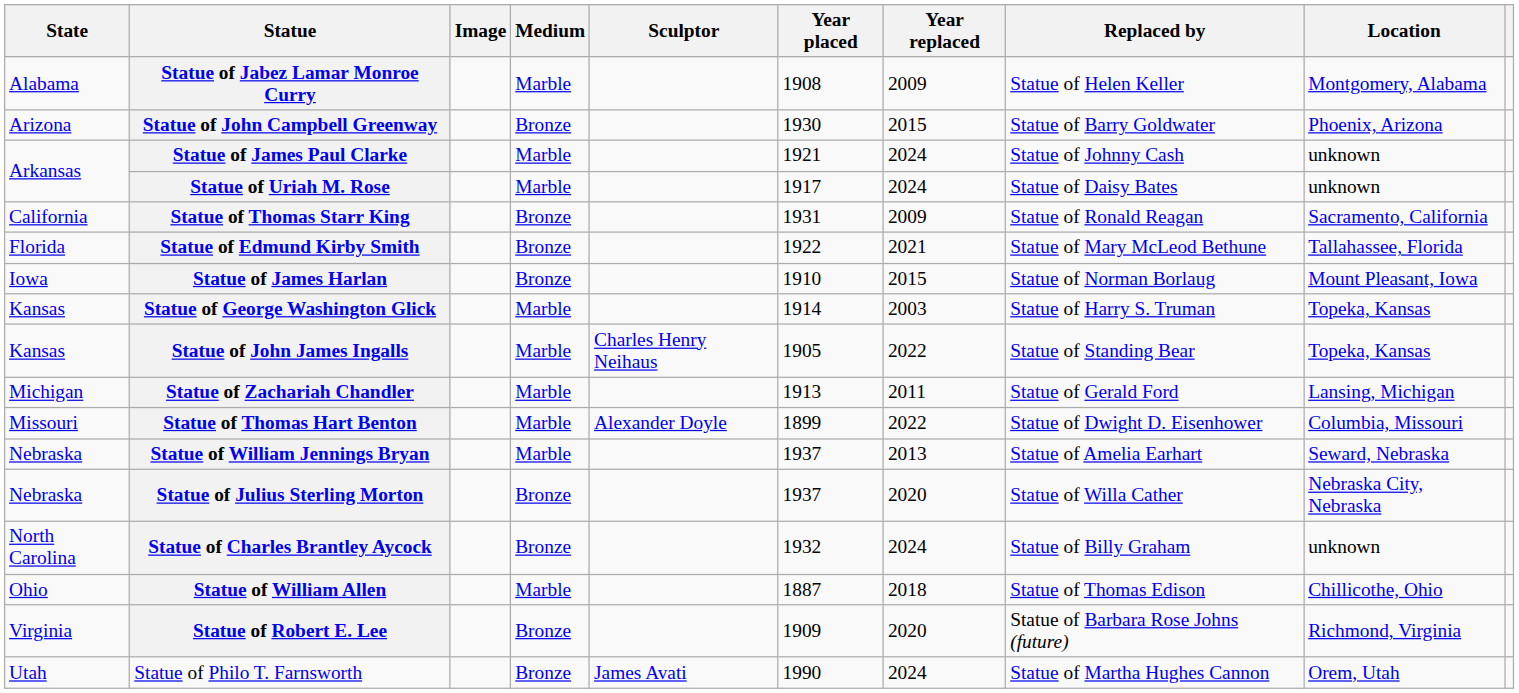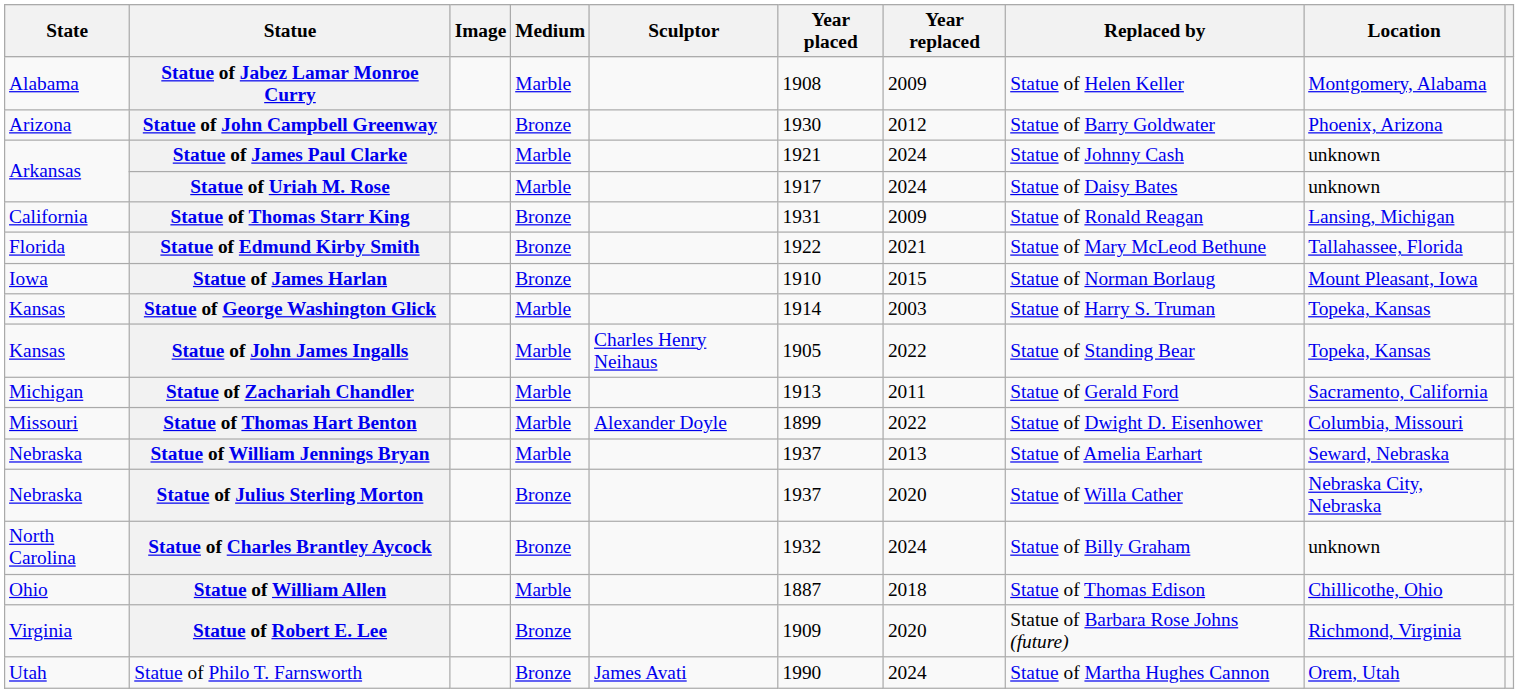(907, 124) 2015 -> (907, 124) 2012
(1398, 216) Sacramento, California -> (1381, 216) Lansing, Michigan
(1381, 392) Lansing, Michigan -> (1398, 392) Sacramento, California
